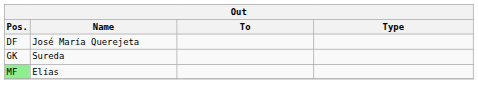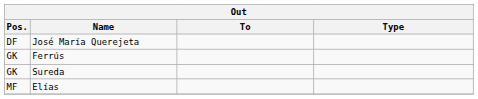+ row: (48, 56)
(12, 71) lightgreen background -> (12, 86) no background
